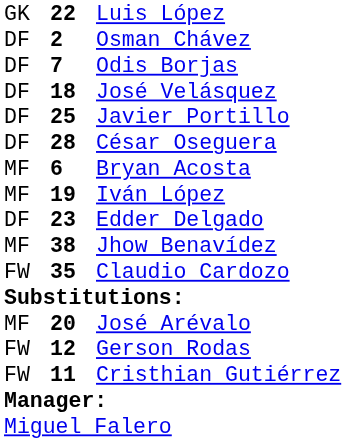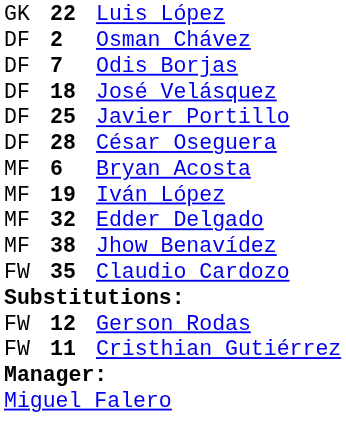(17, 221) DF -> (17, 221) MF
(63, 221) 23 -> (63, 221) 32
- row: (173, 324)
